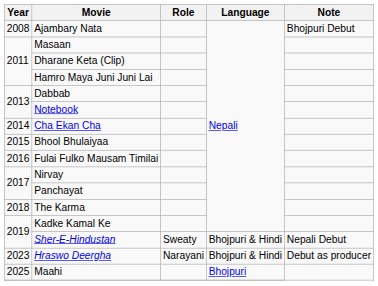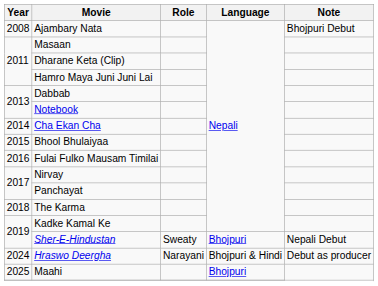(245, 239) Bhojpuri & Hindi -> (227, 239) Bhojpuri
(18, 256) 2023 -> (18, 256) 2024
